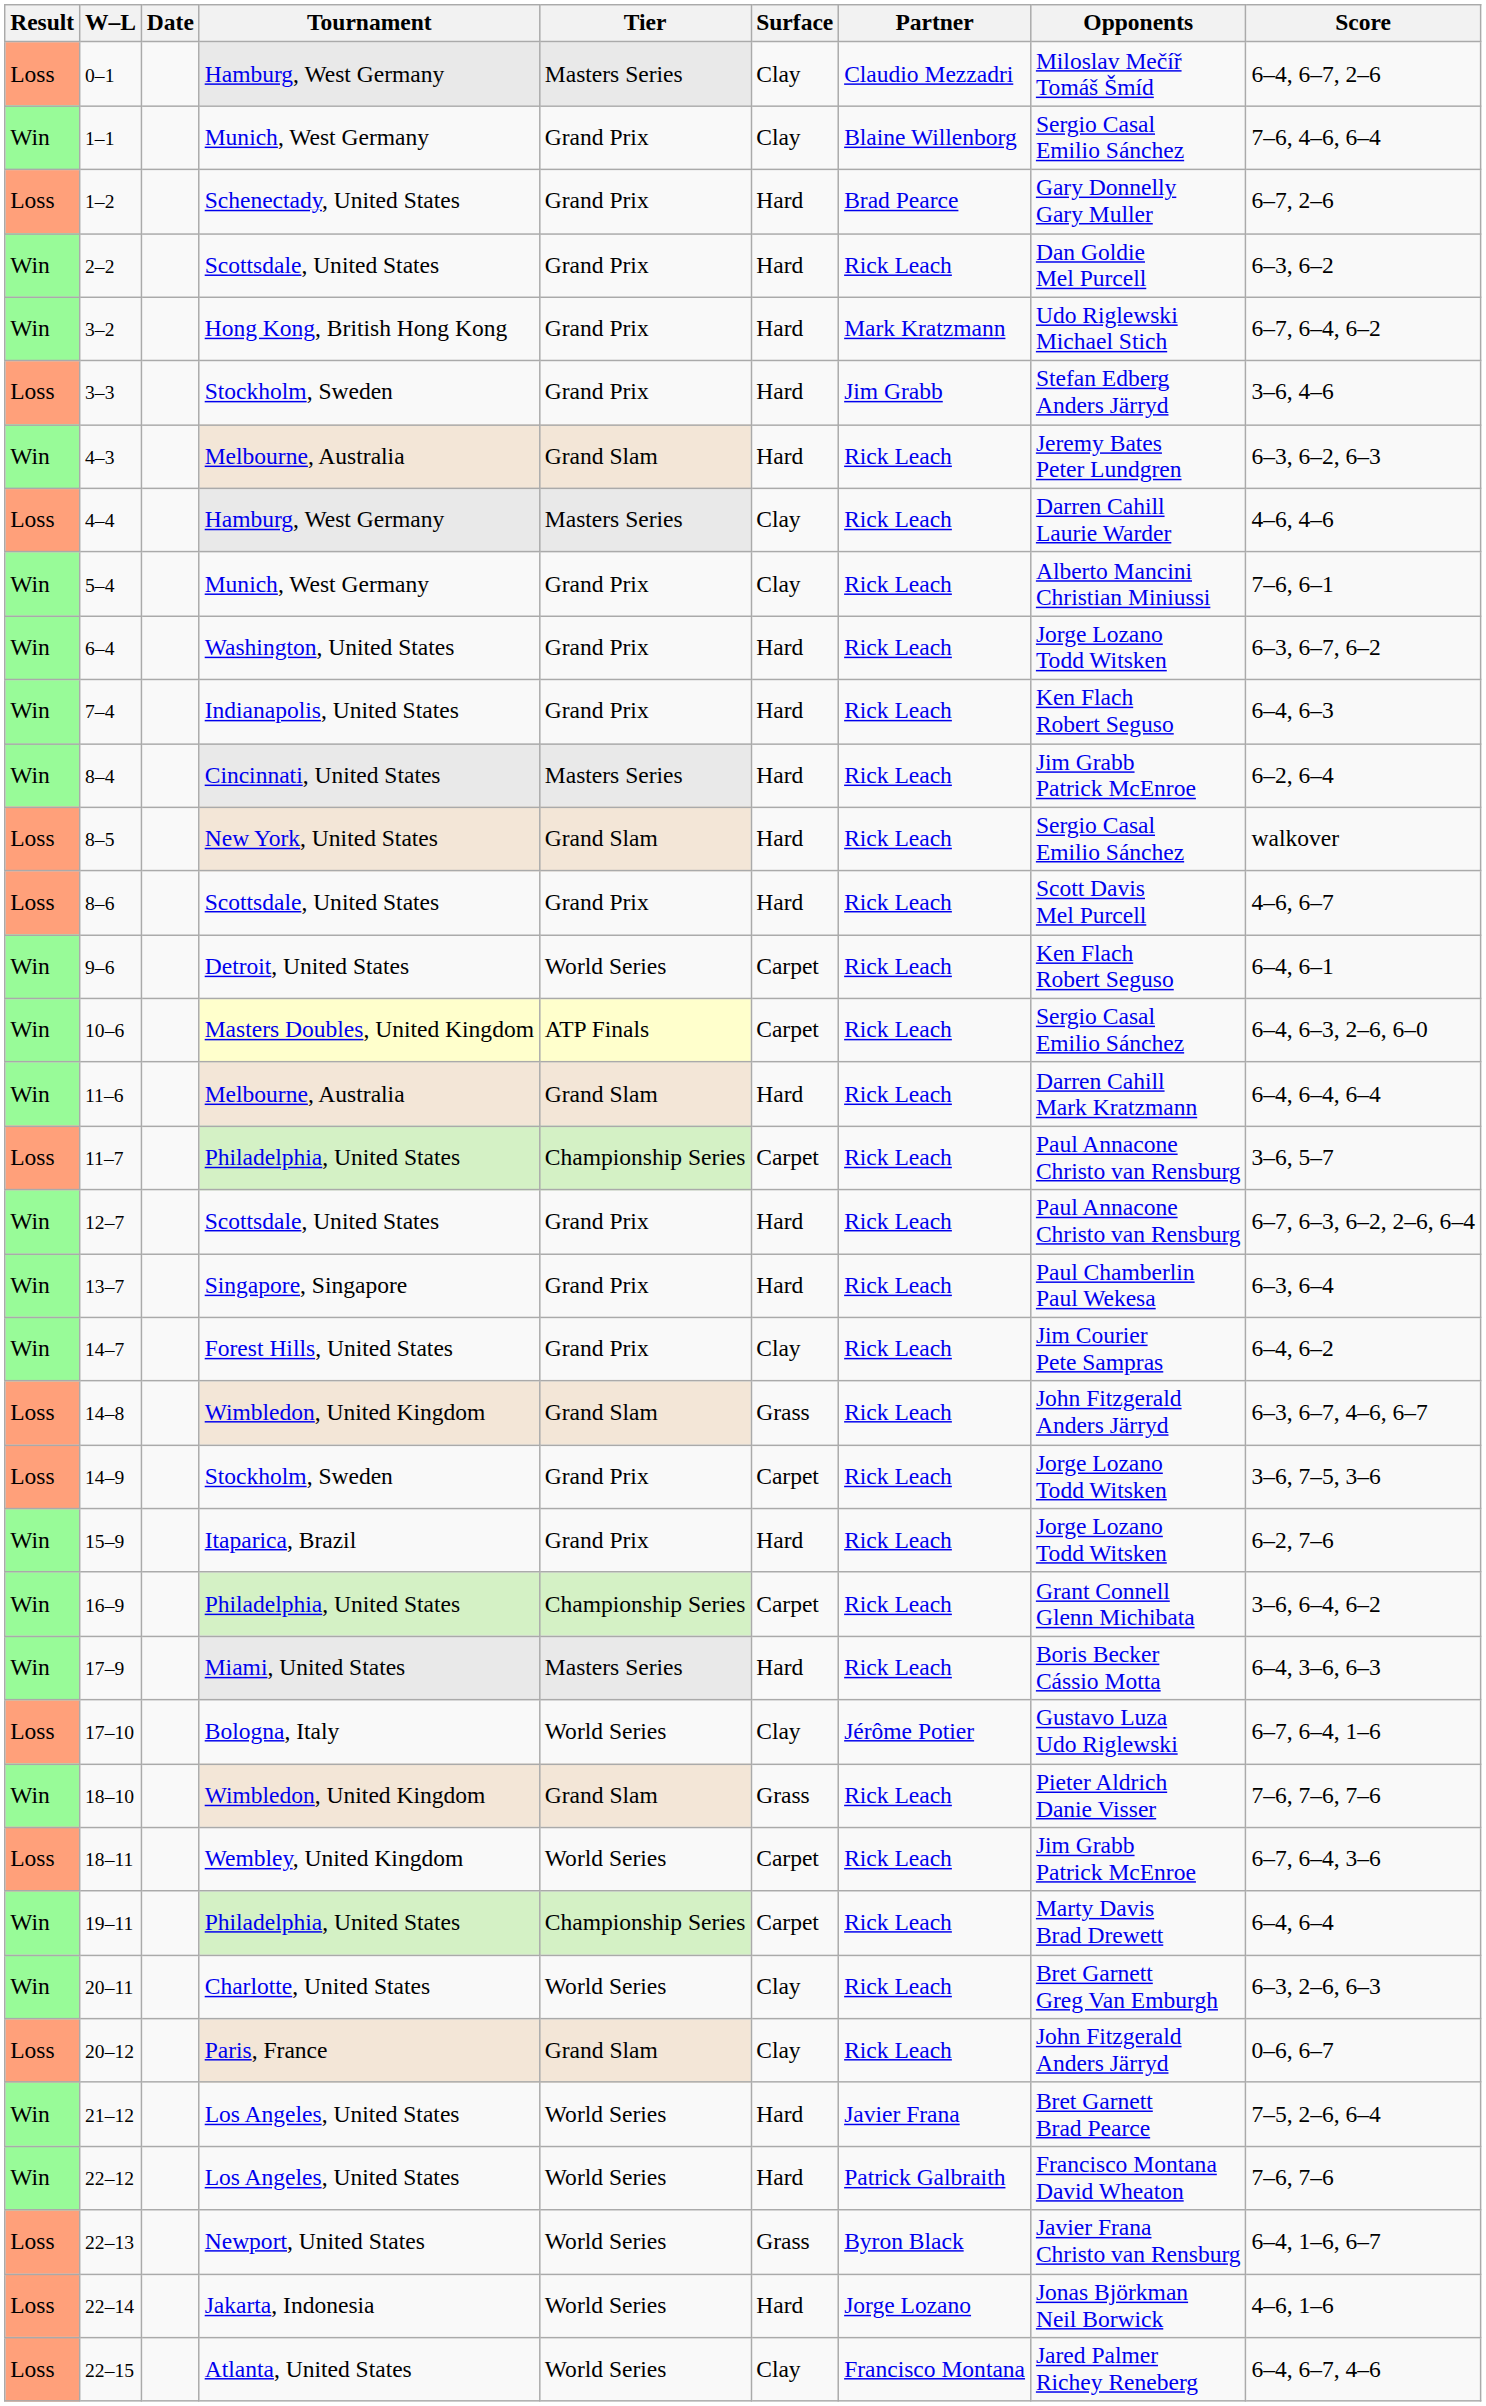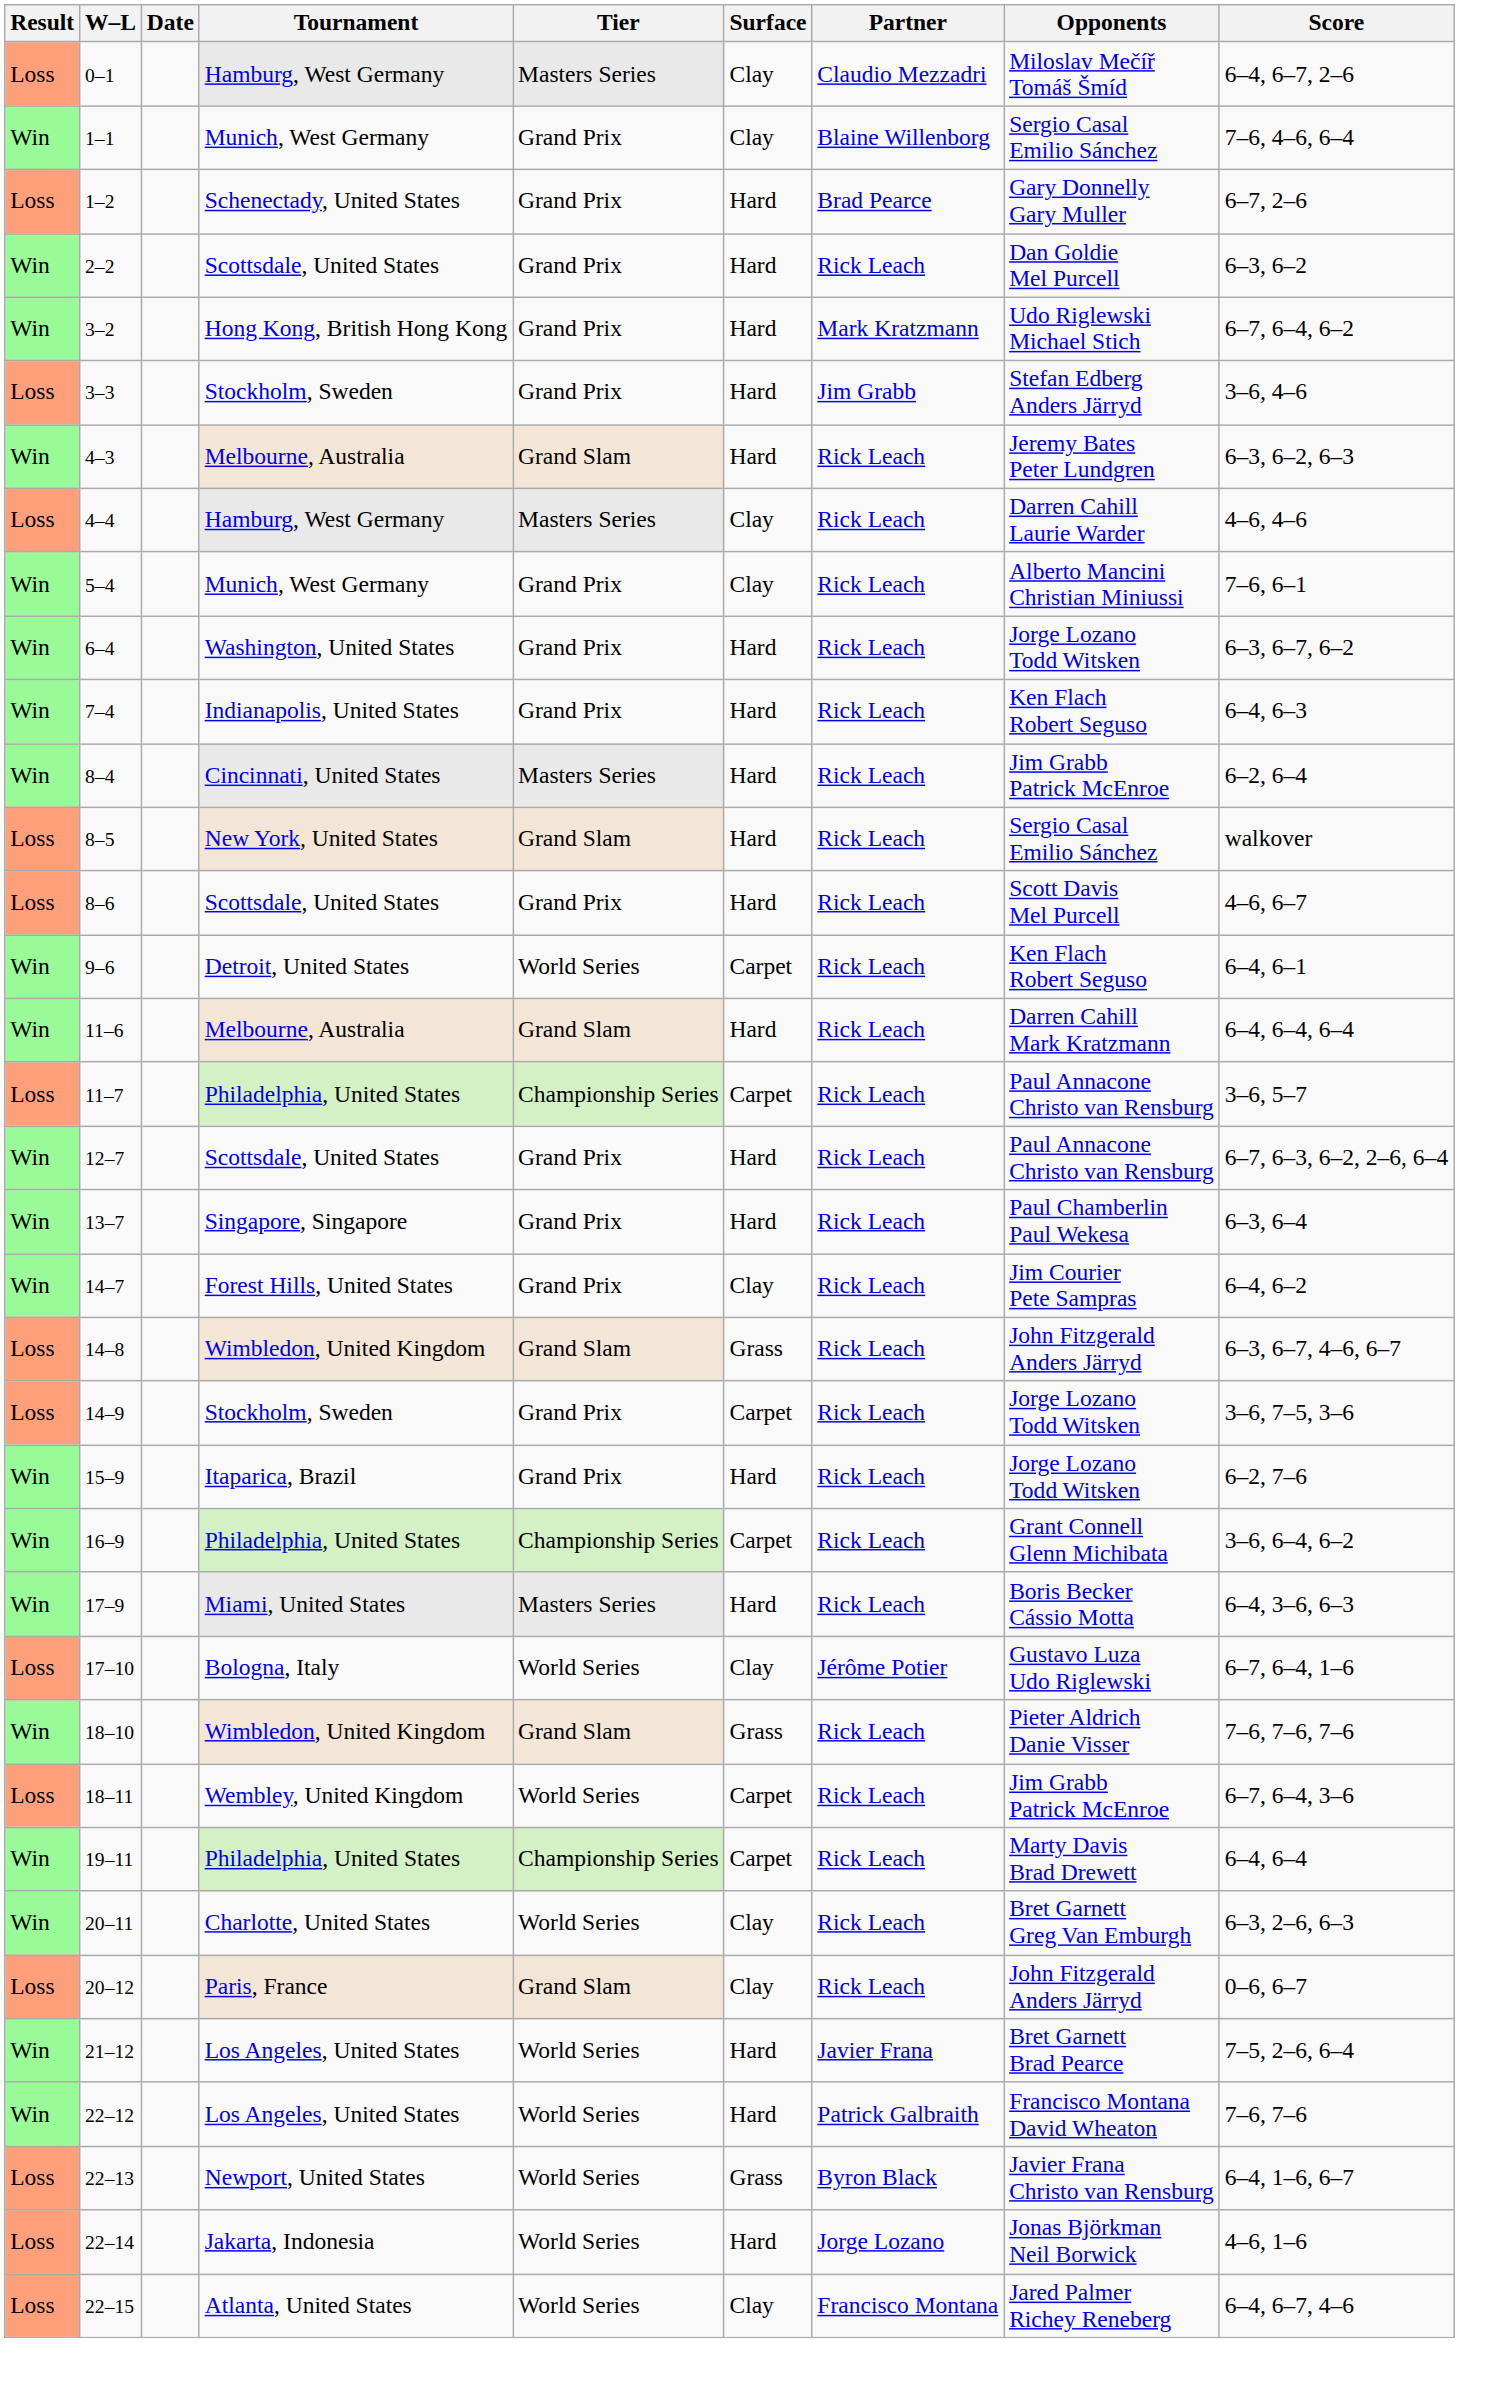- row: (105, 1031)
